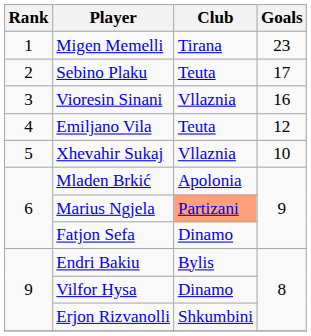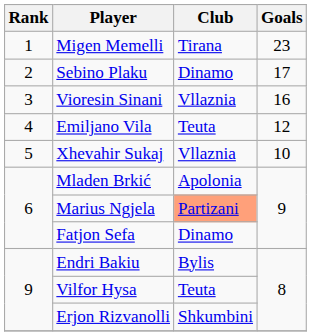(197, 72) Teuta -> (205, 72) Dinamo
(205, 289) Dinamo -> (197, 289) Teuta
